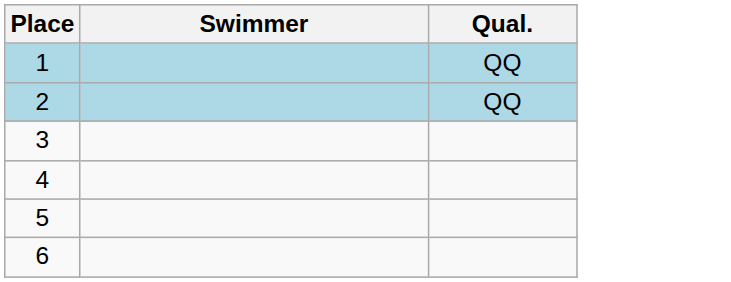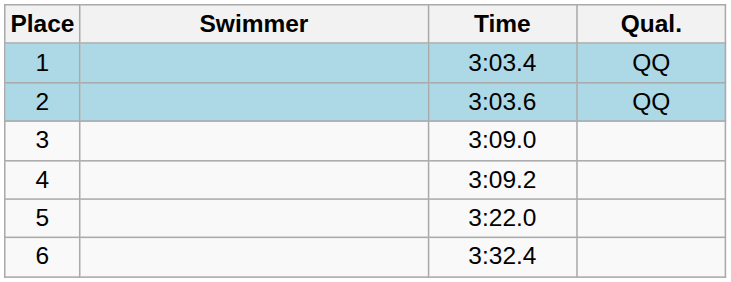+ column: (502, 23)
